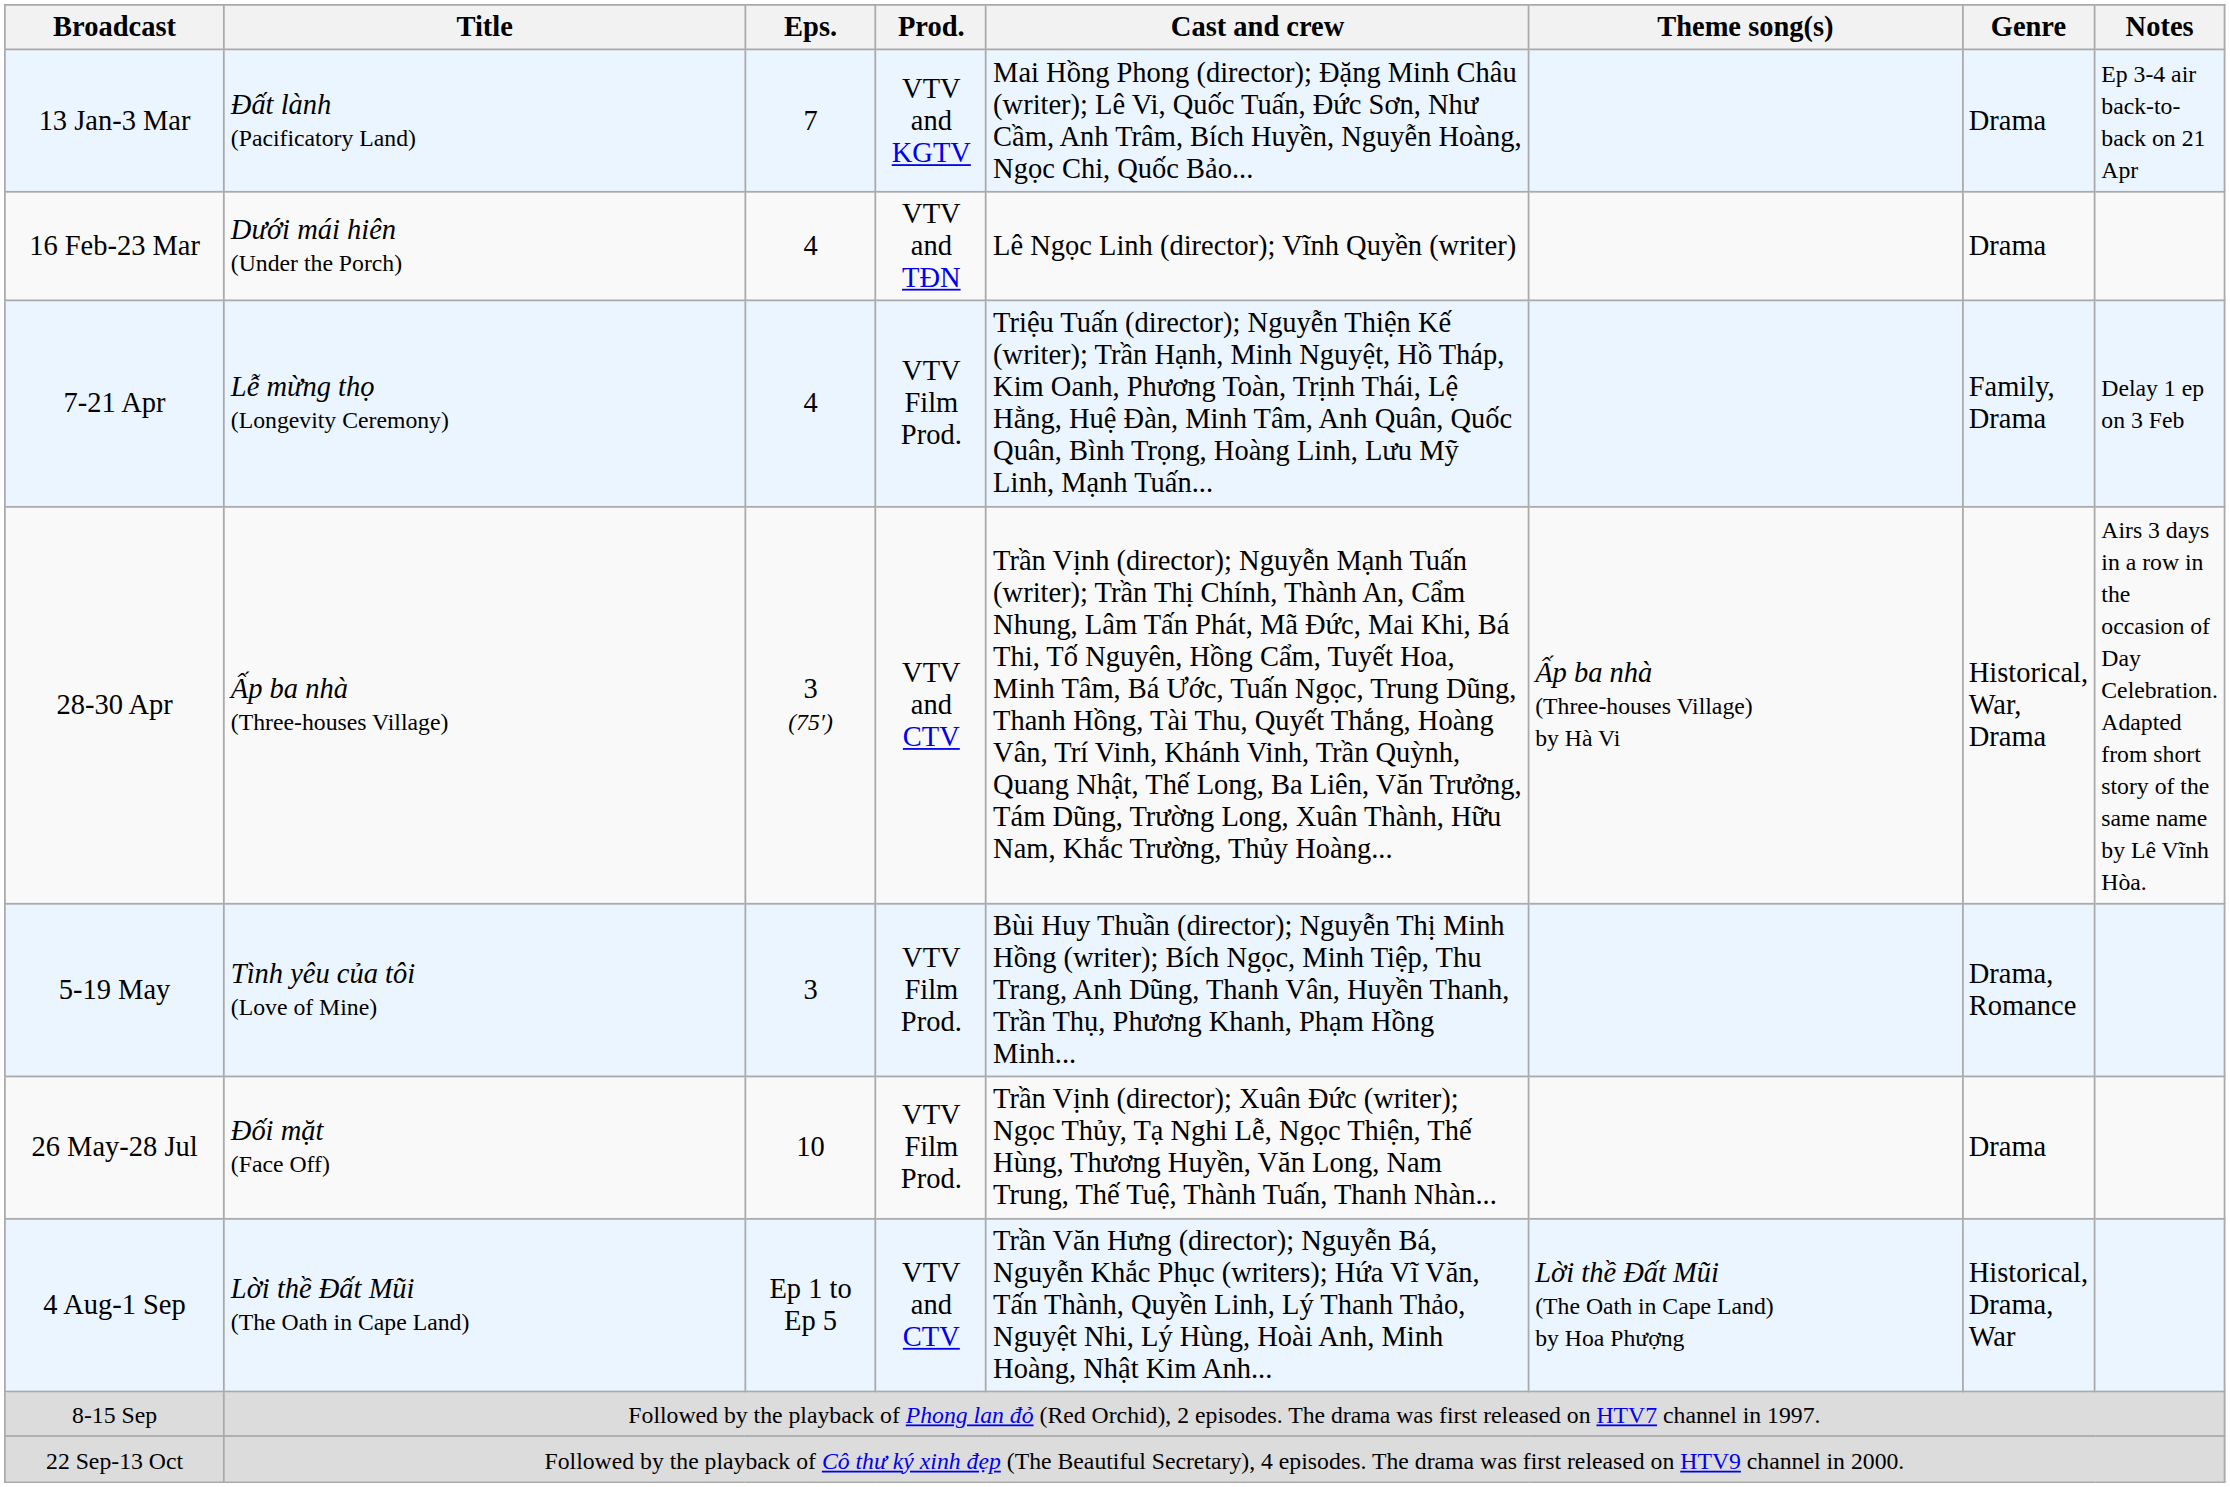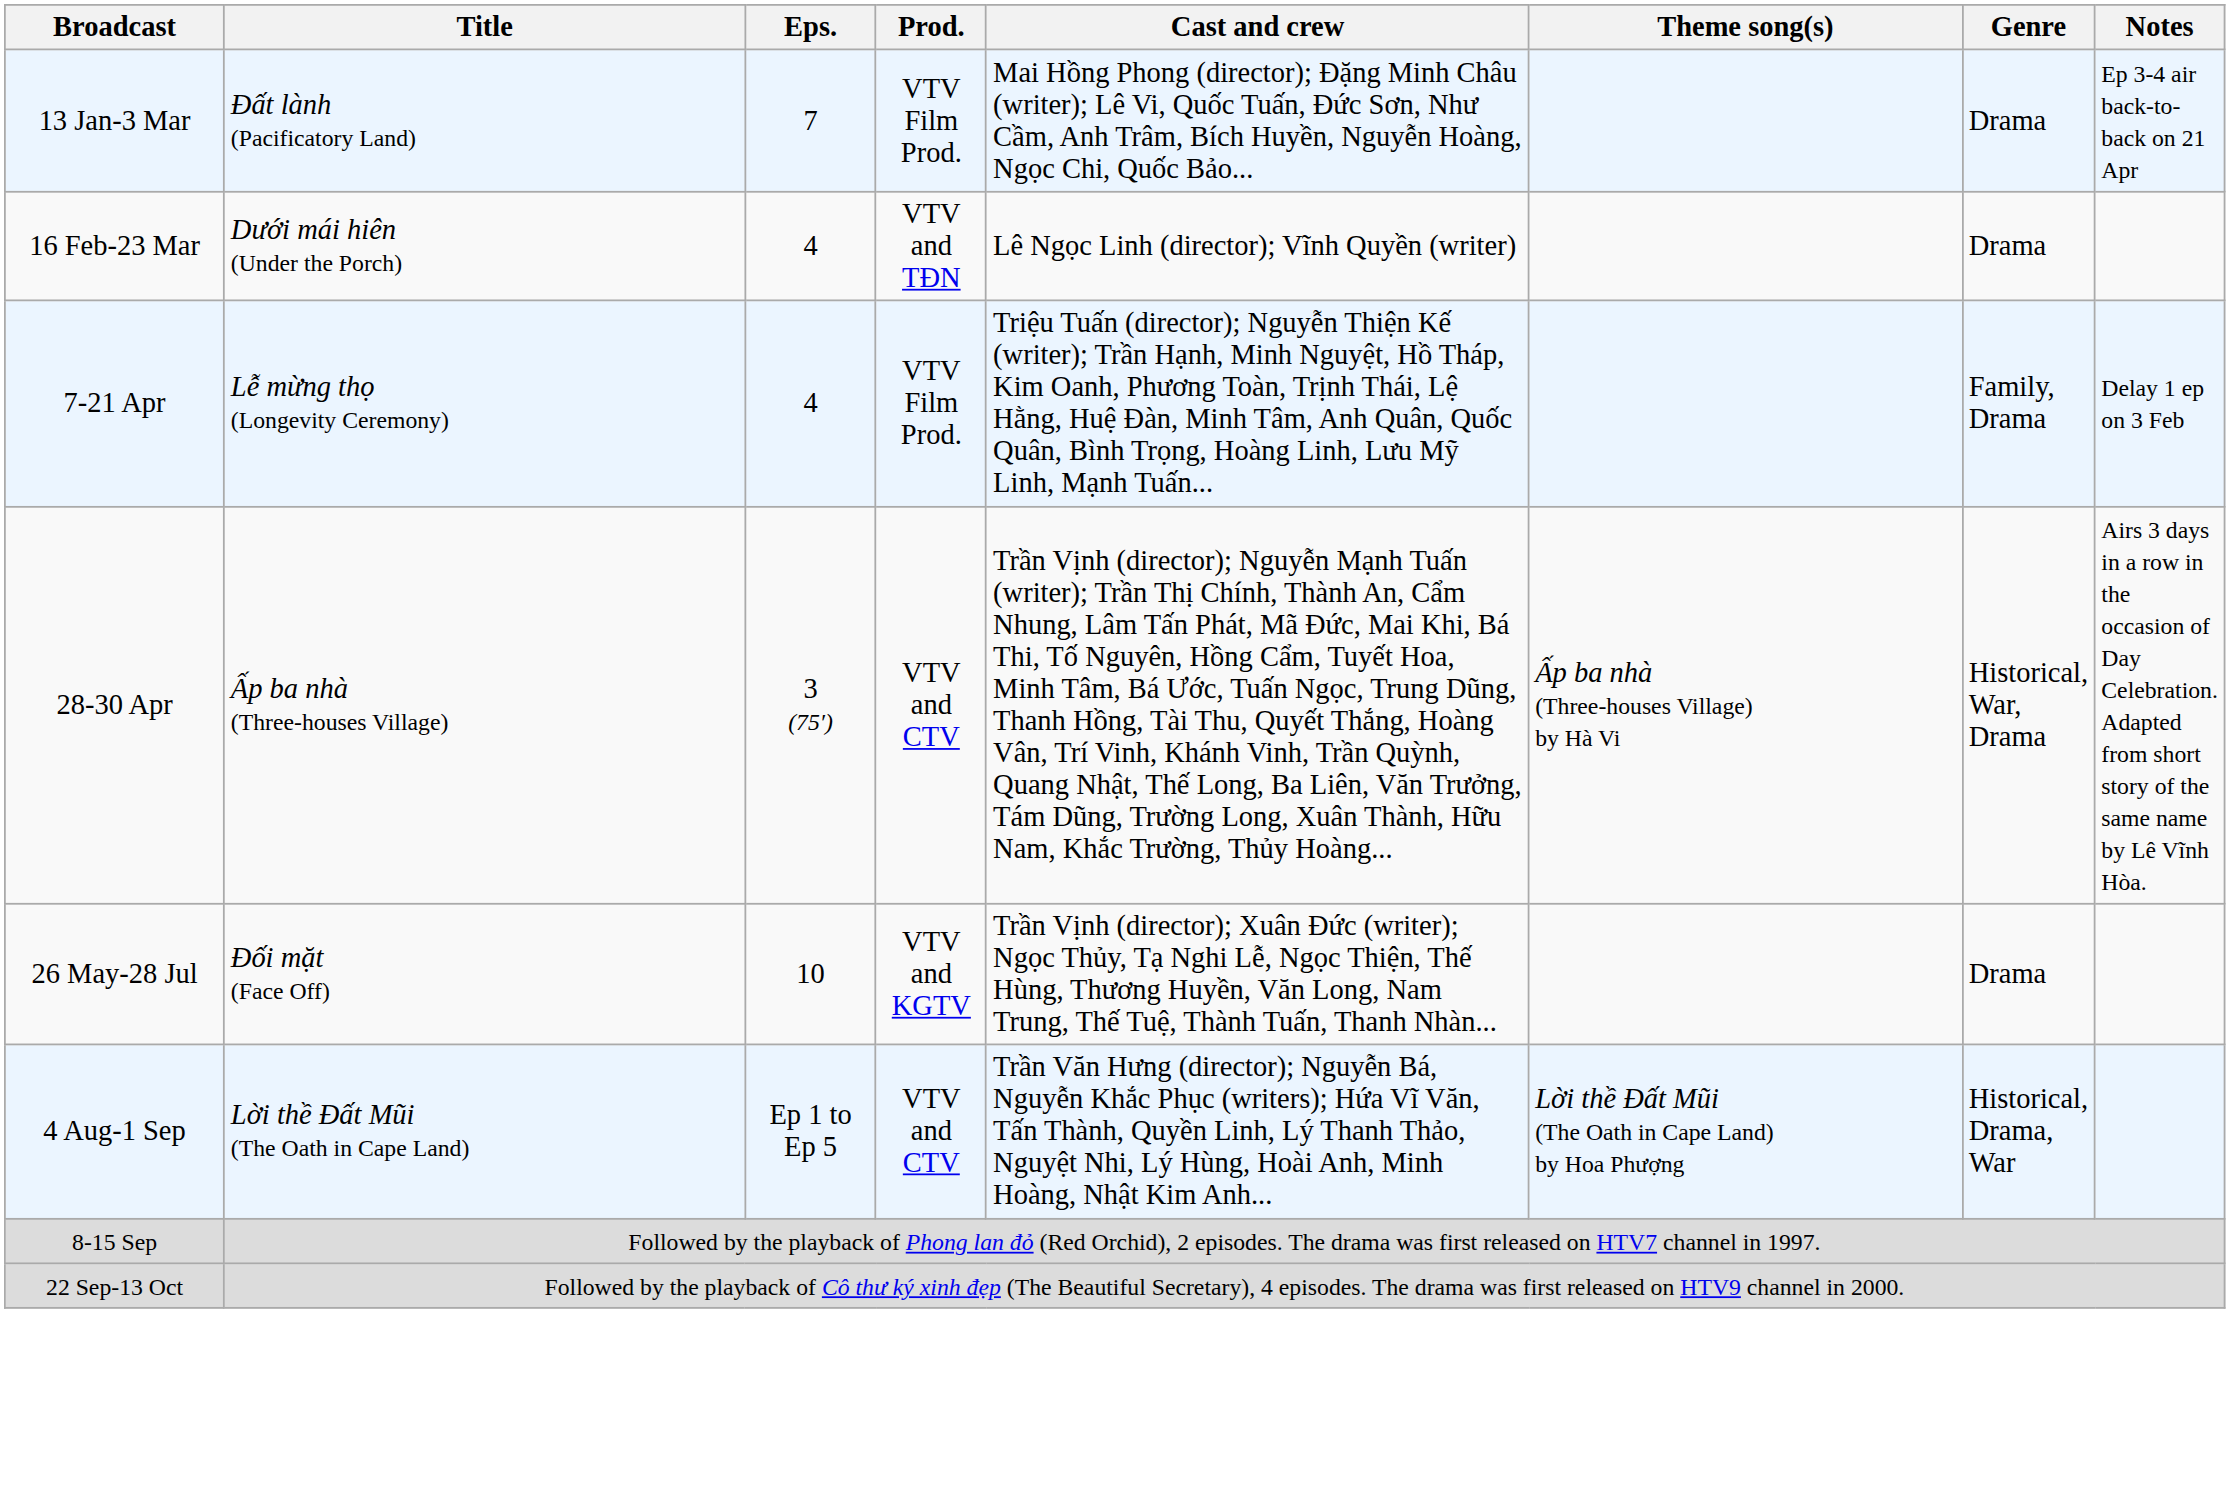(931, 120) VTV and KGTV -> (931, 120) VTV Film Prod.
- row: (115, 989)
(931, 1147) VTV Film Prod. -> (931, 973) VTV and KGTV
